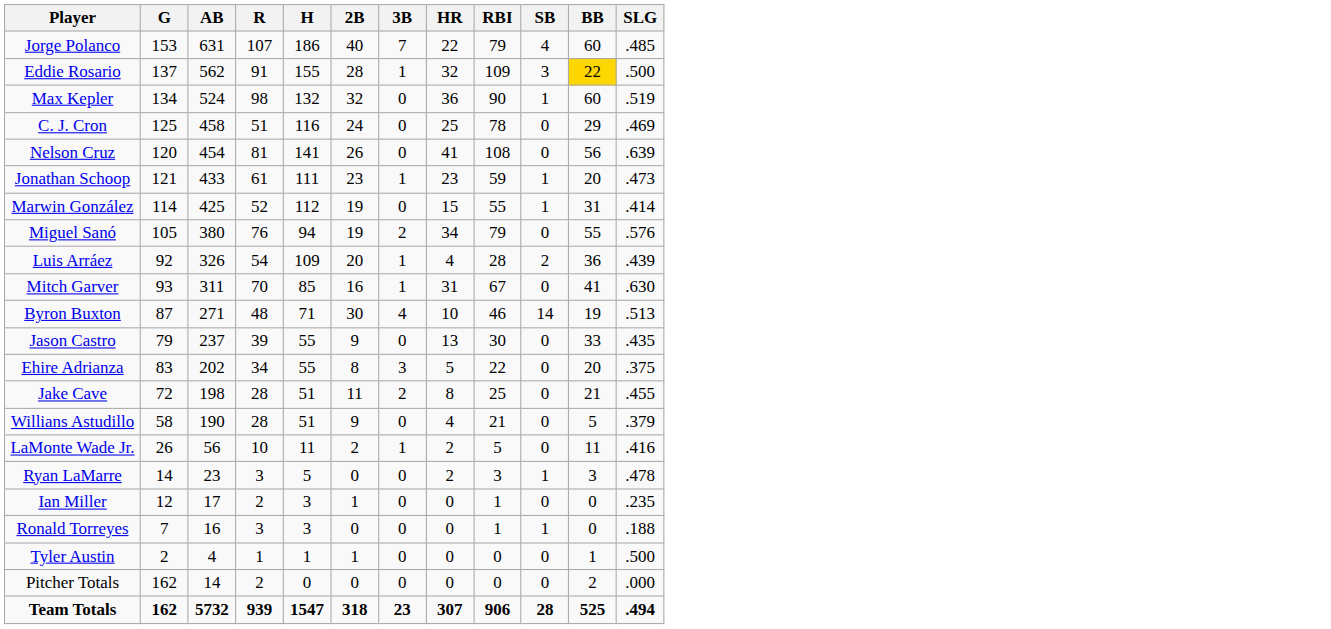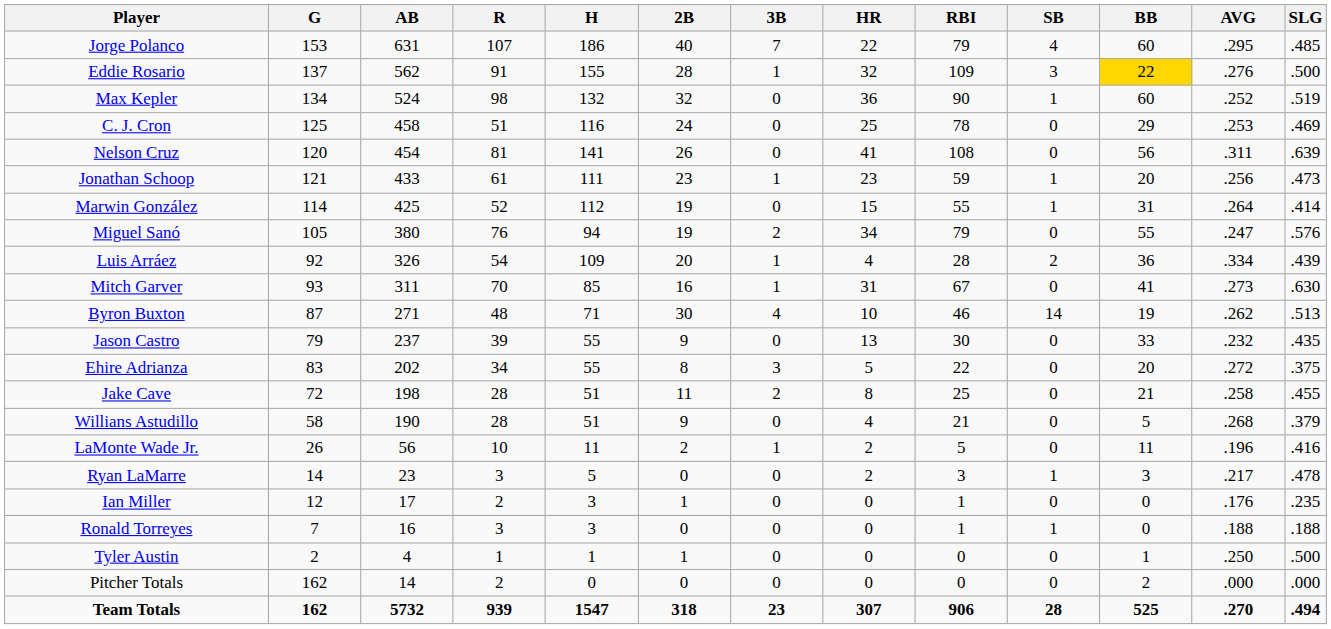+ column: (1238, 17)
